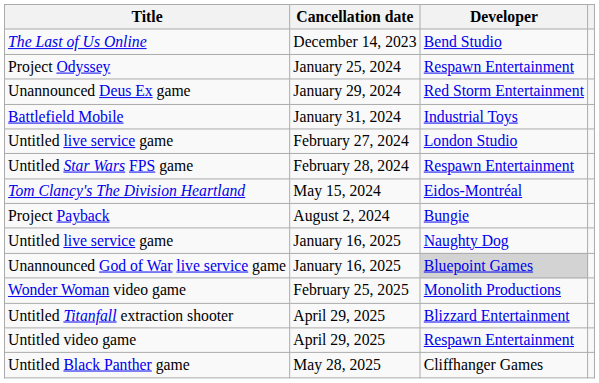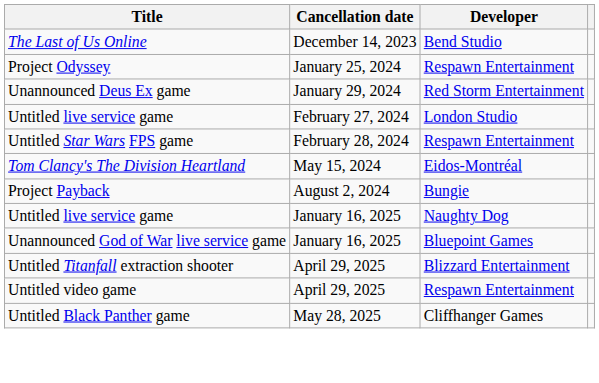- row: (66, 116)
(478, 265) lightgrey background -> (478, 240) no background
- row: (97, 290)
